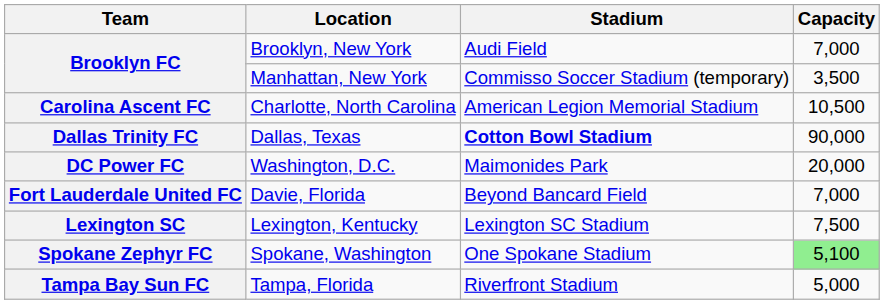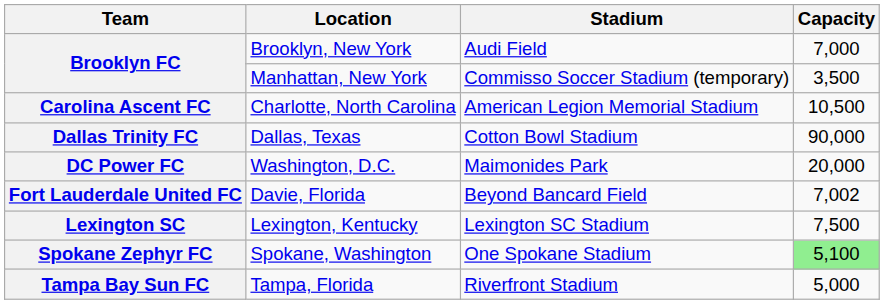(558, 136) bold -> (551, 136) normal
(836, 195) 7,000 -> (836, 195) 7,002
